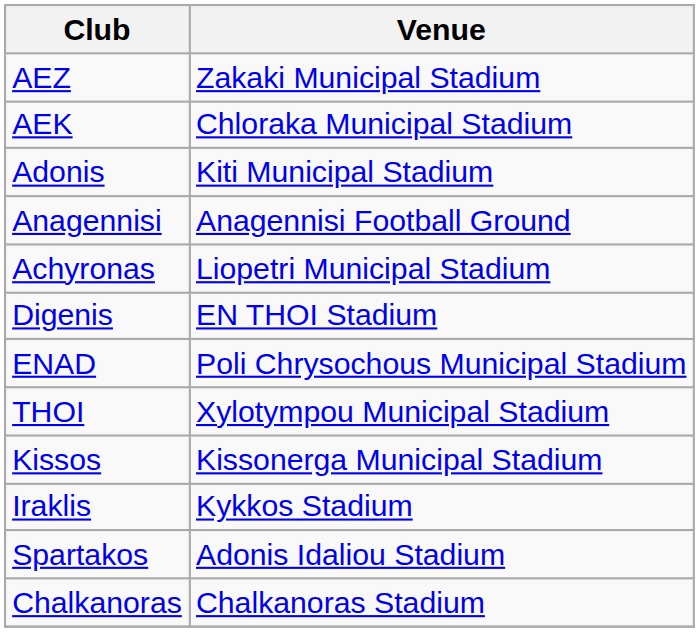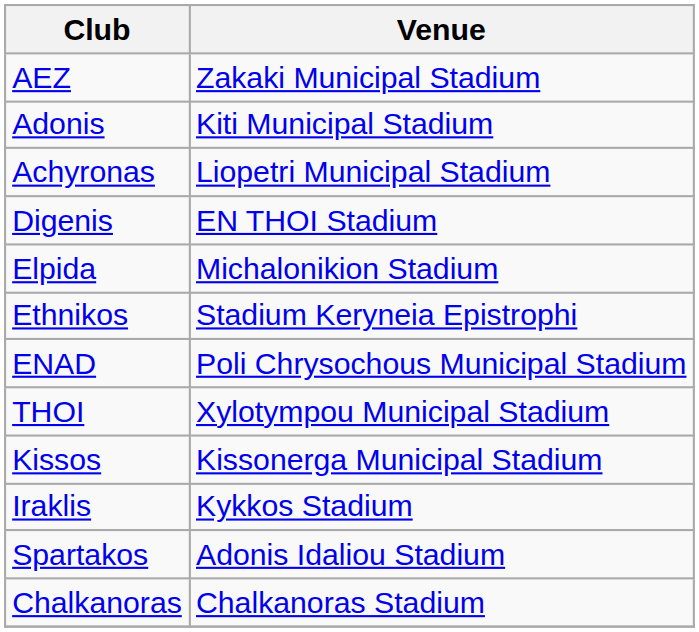- row: (42, 125)
- row: (87, 220)
+ row: (54, 268)
+ row: (70, 316)
